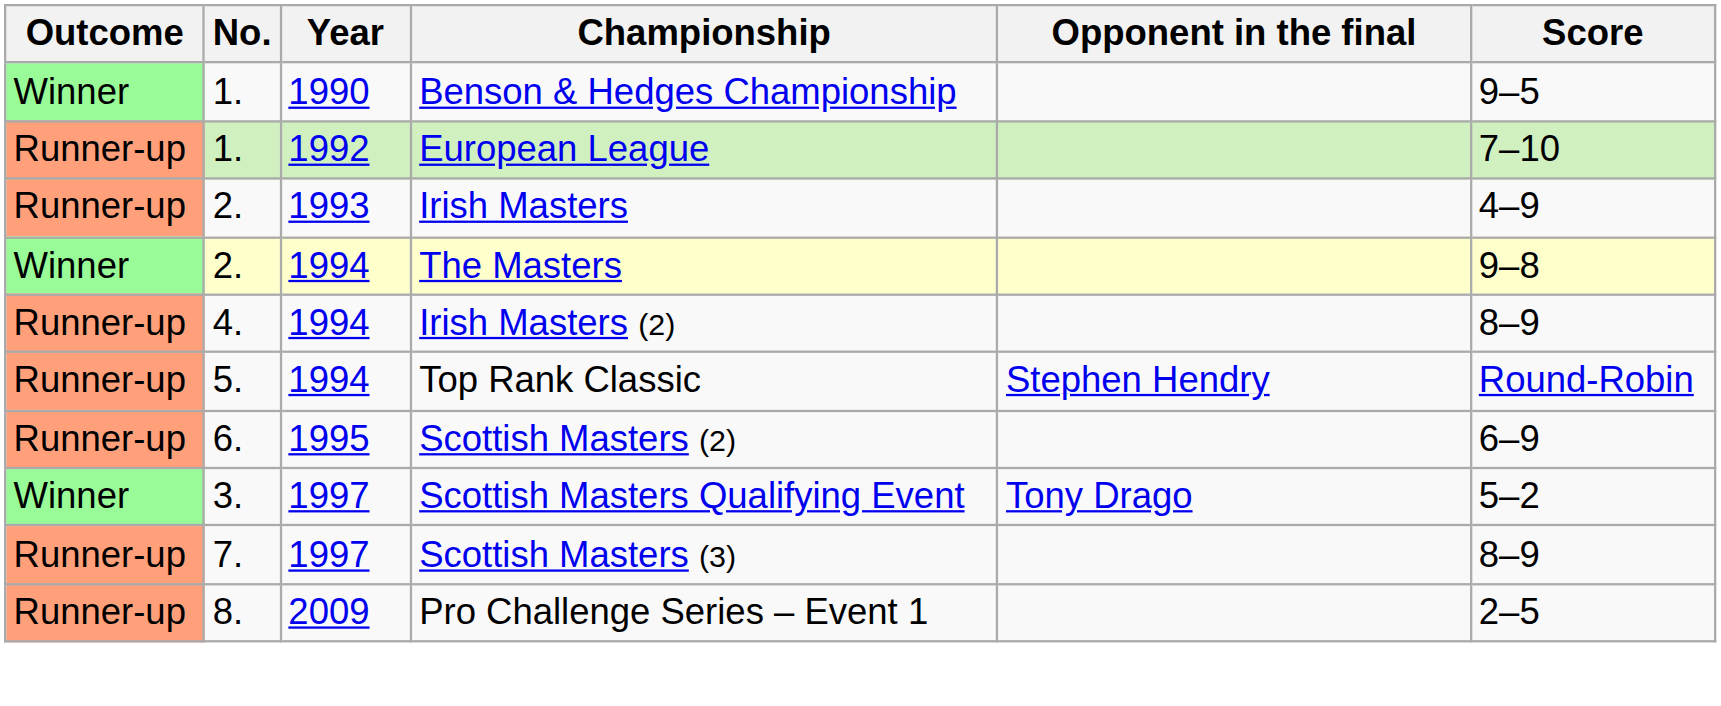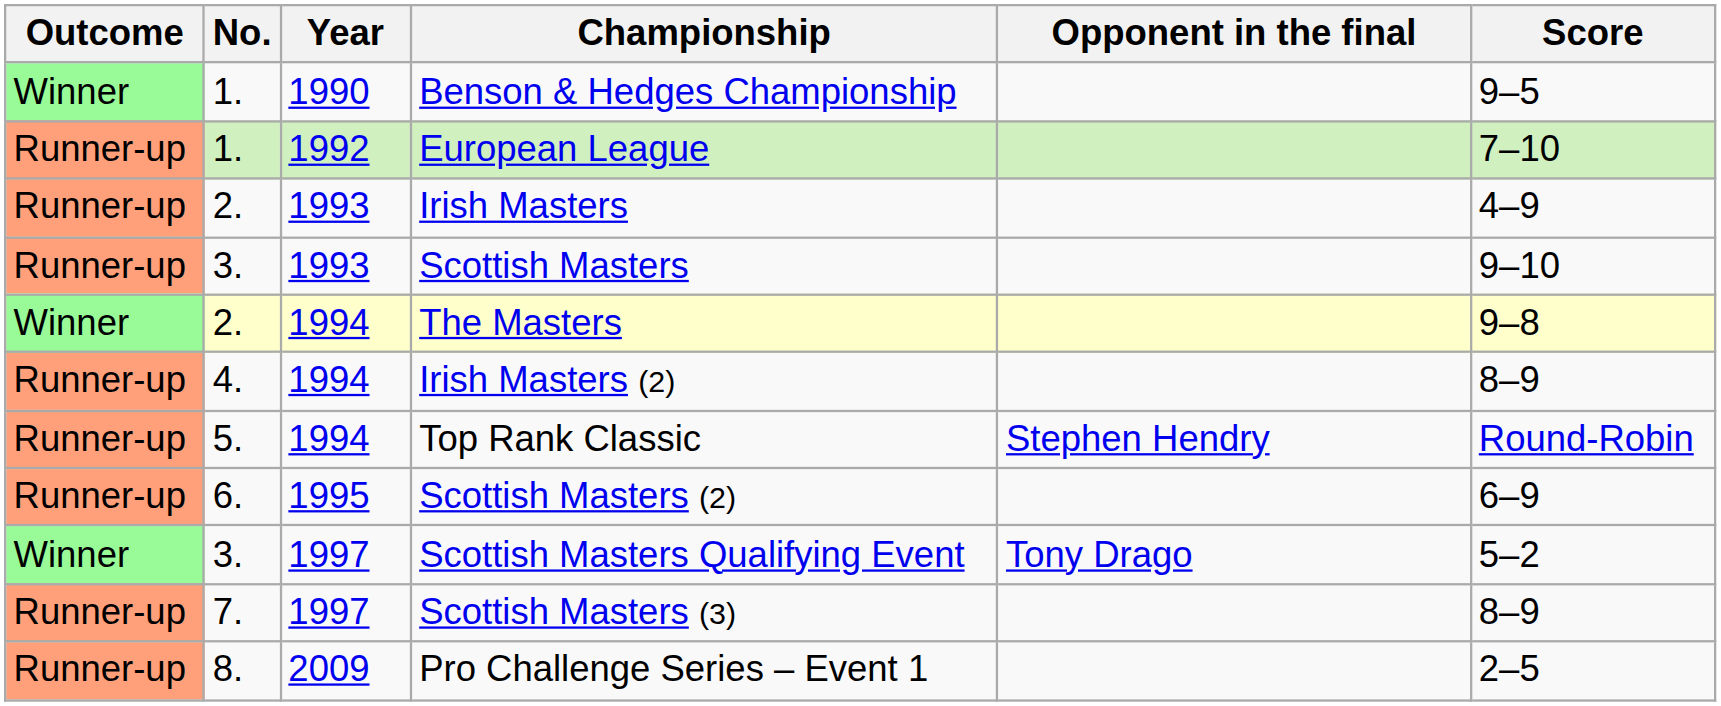+ row: (554, 264)
